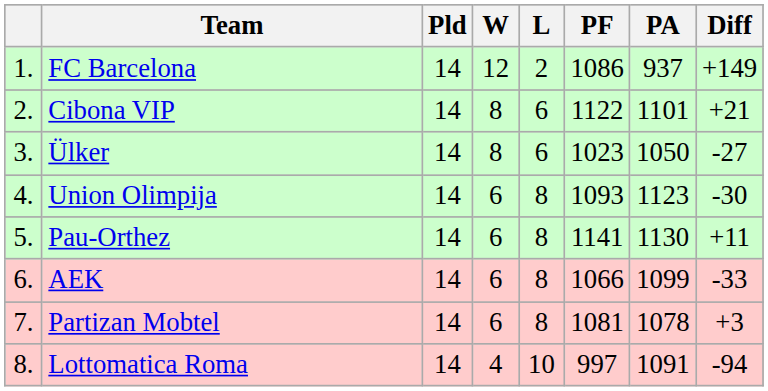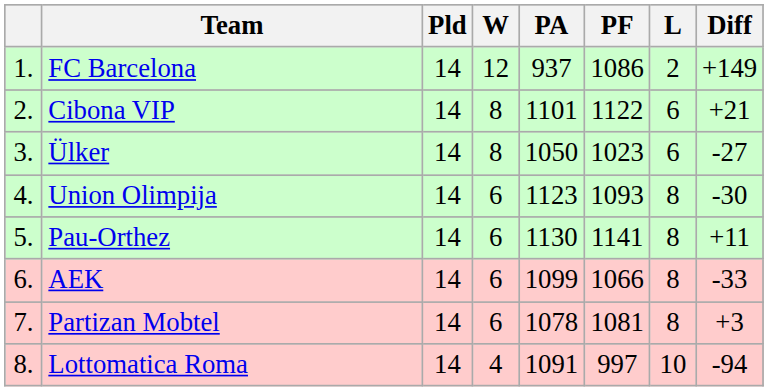columns swapped: (541, 25) <-> (663, 25)
